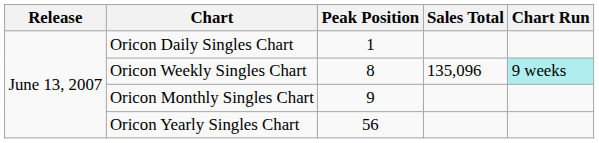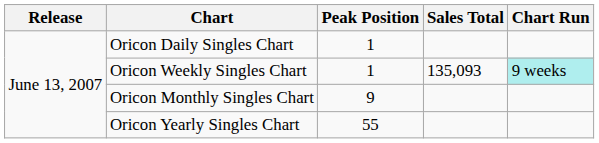(370, 71) 8 -> (370, 71) 1
(454, 71) 135,096 -> (454, 71) 135,093
(370, 124) 56 -> (370, 124) 55
